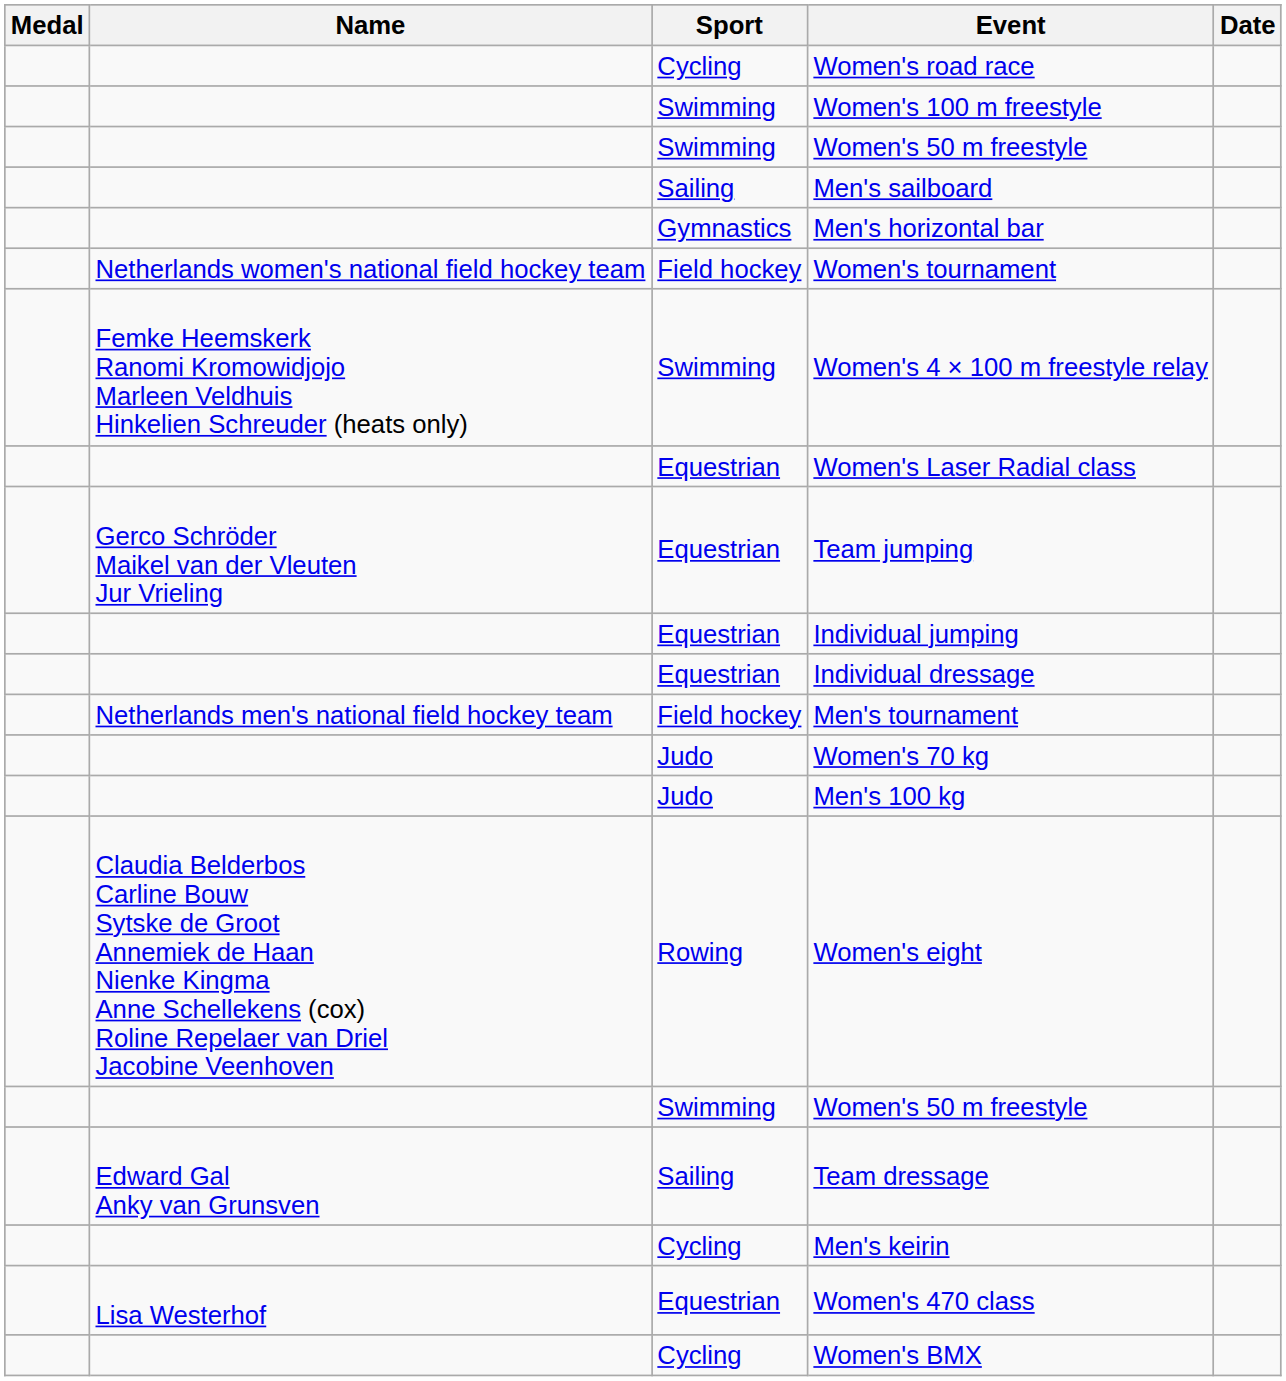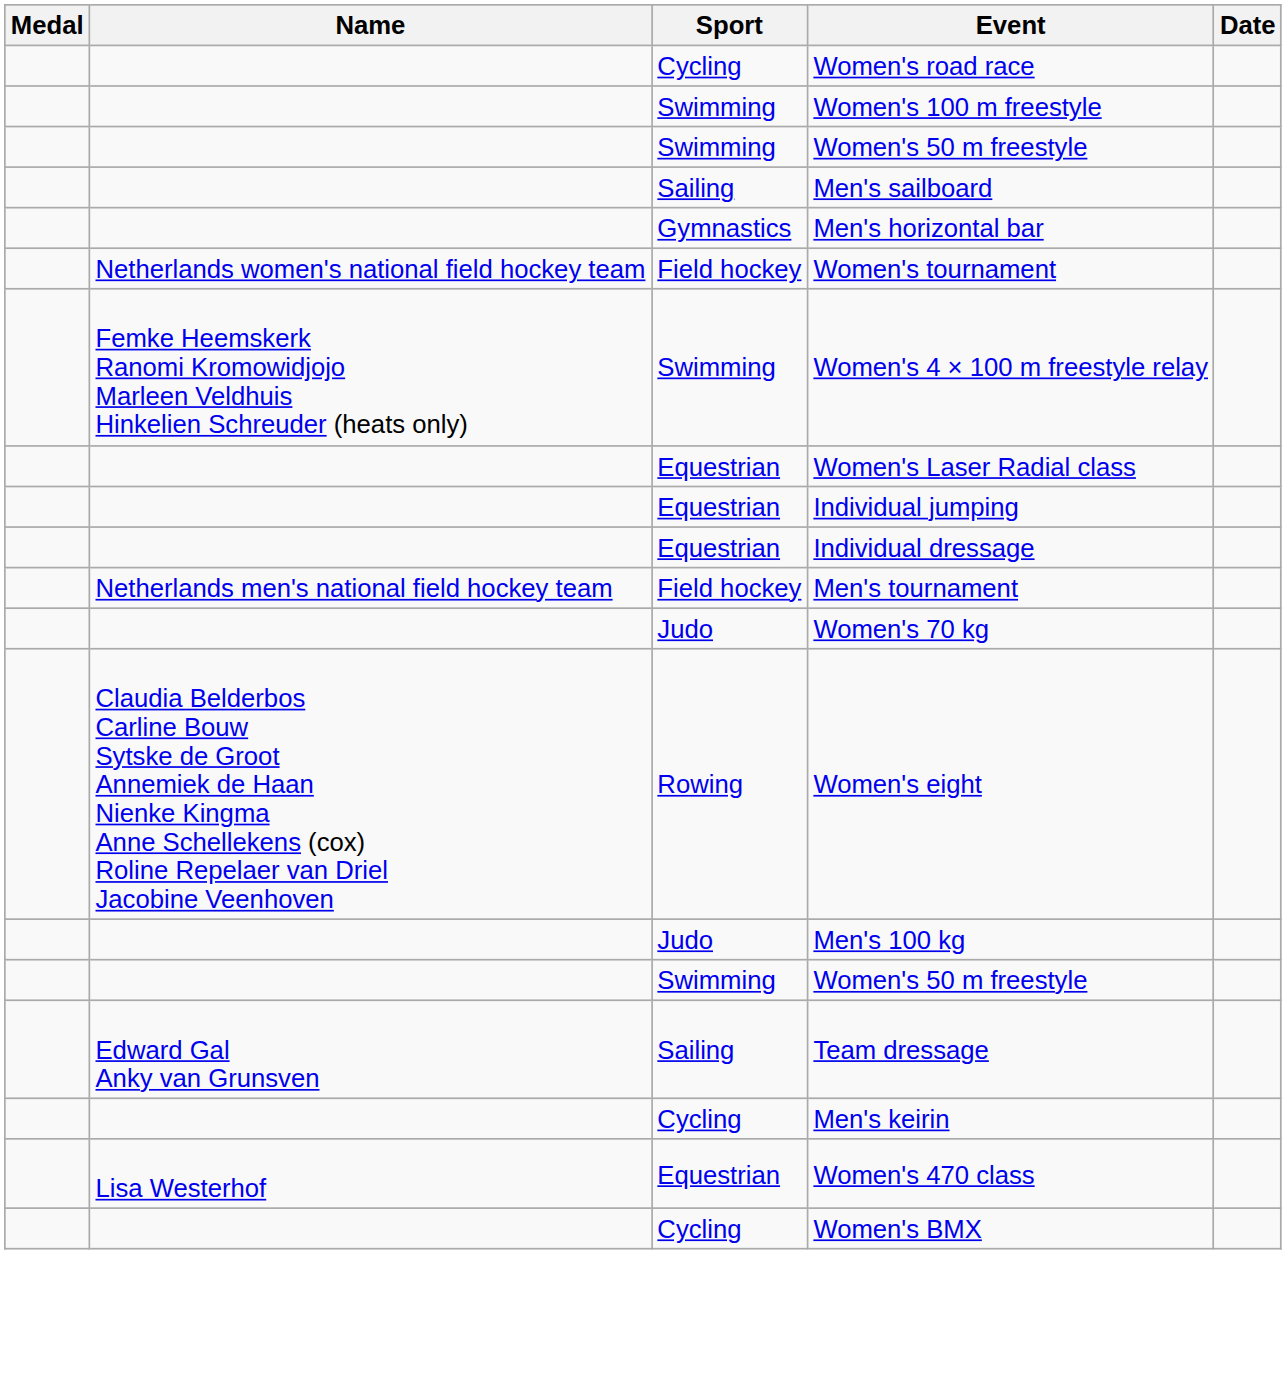- row: (226, 564)
rows swapped: (242, 966) <-> (370, 796)
